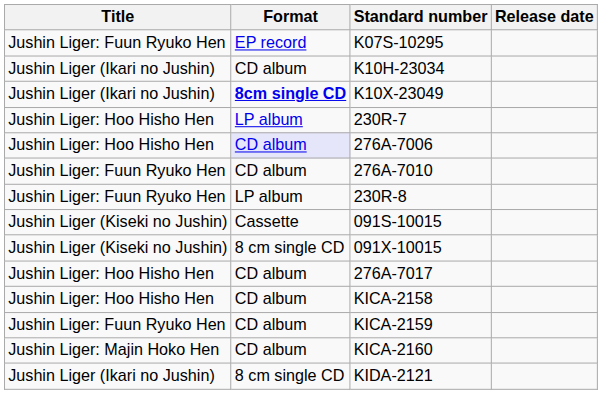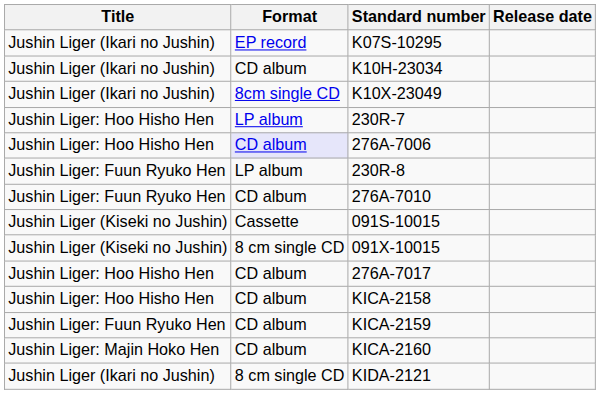(117, 42) Jushin Liger: Fuun Ryuko Hen -> (112, 42) Jushin Liger (Ikari no Jushin)
(291, 94) bold -> (287, 94) normal
rows swapped: (380, 196) <-> (393, 171)
